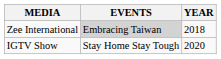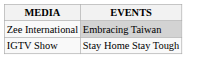- column: (199, 12)
